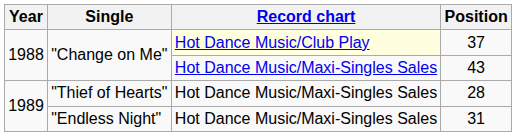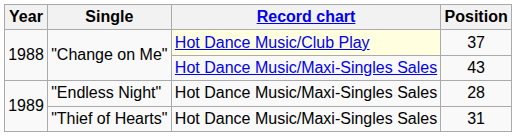(109, 93) "Thief of Hearts" -> (106, 93) "Endless Night"
(106, 118) "Endless Night" -> (109, 118) "Thief of Hearts"
